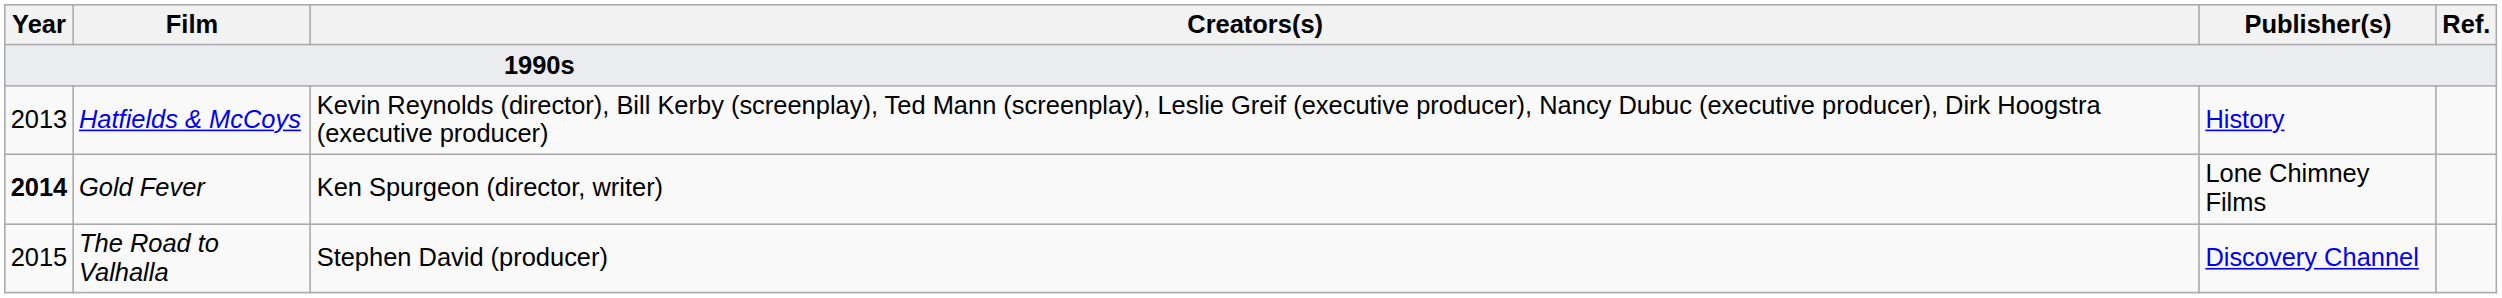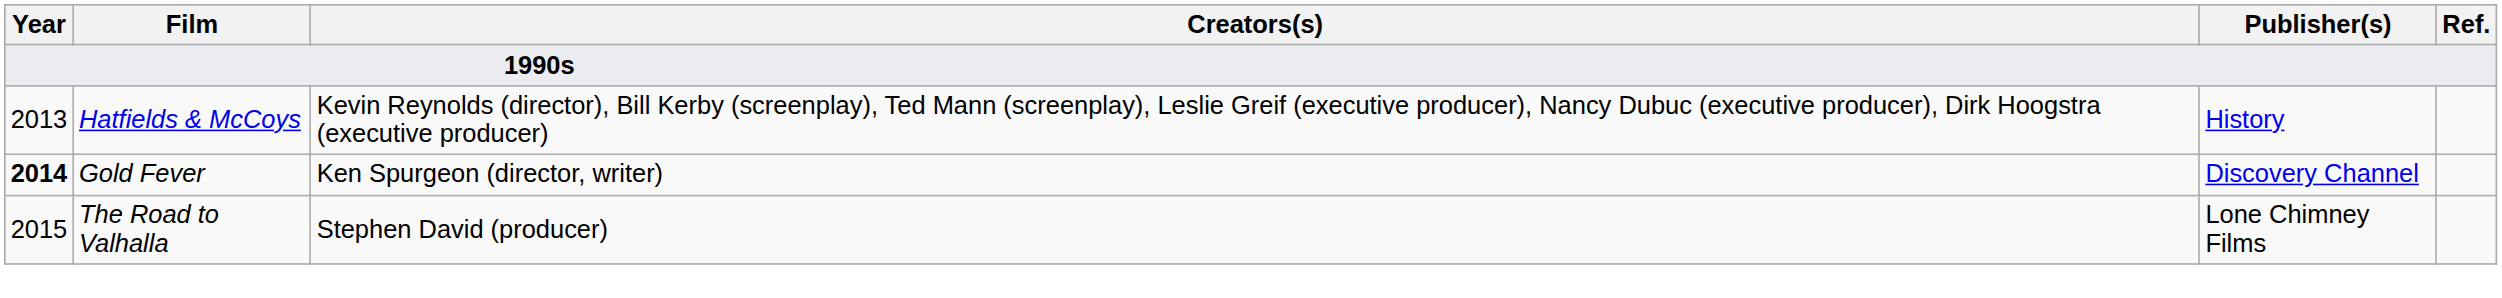(2287, 188) Lone Chimney Films -> (2312, 174) Discovery Channel
(2312, 257) Discovery Channel -> (2287, 228) Lone Chimney Films
